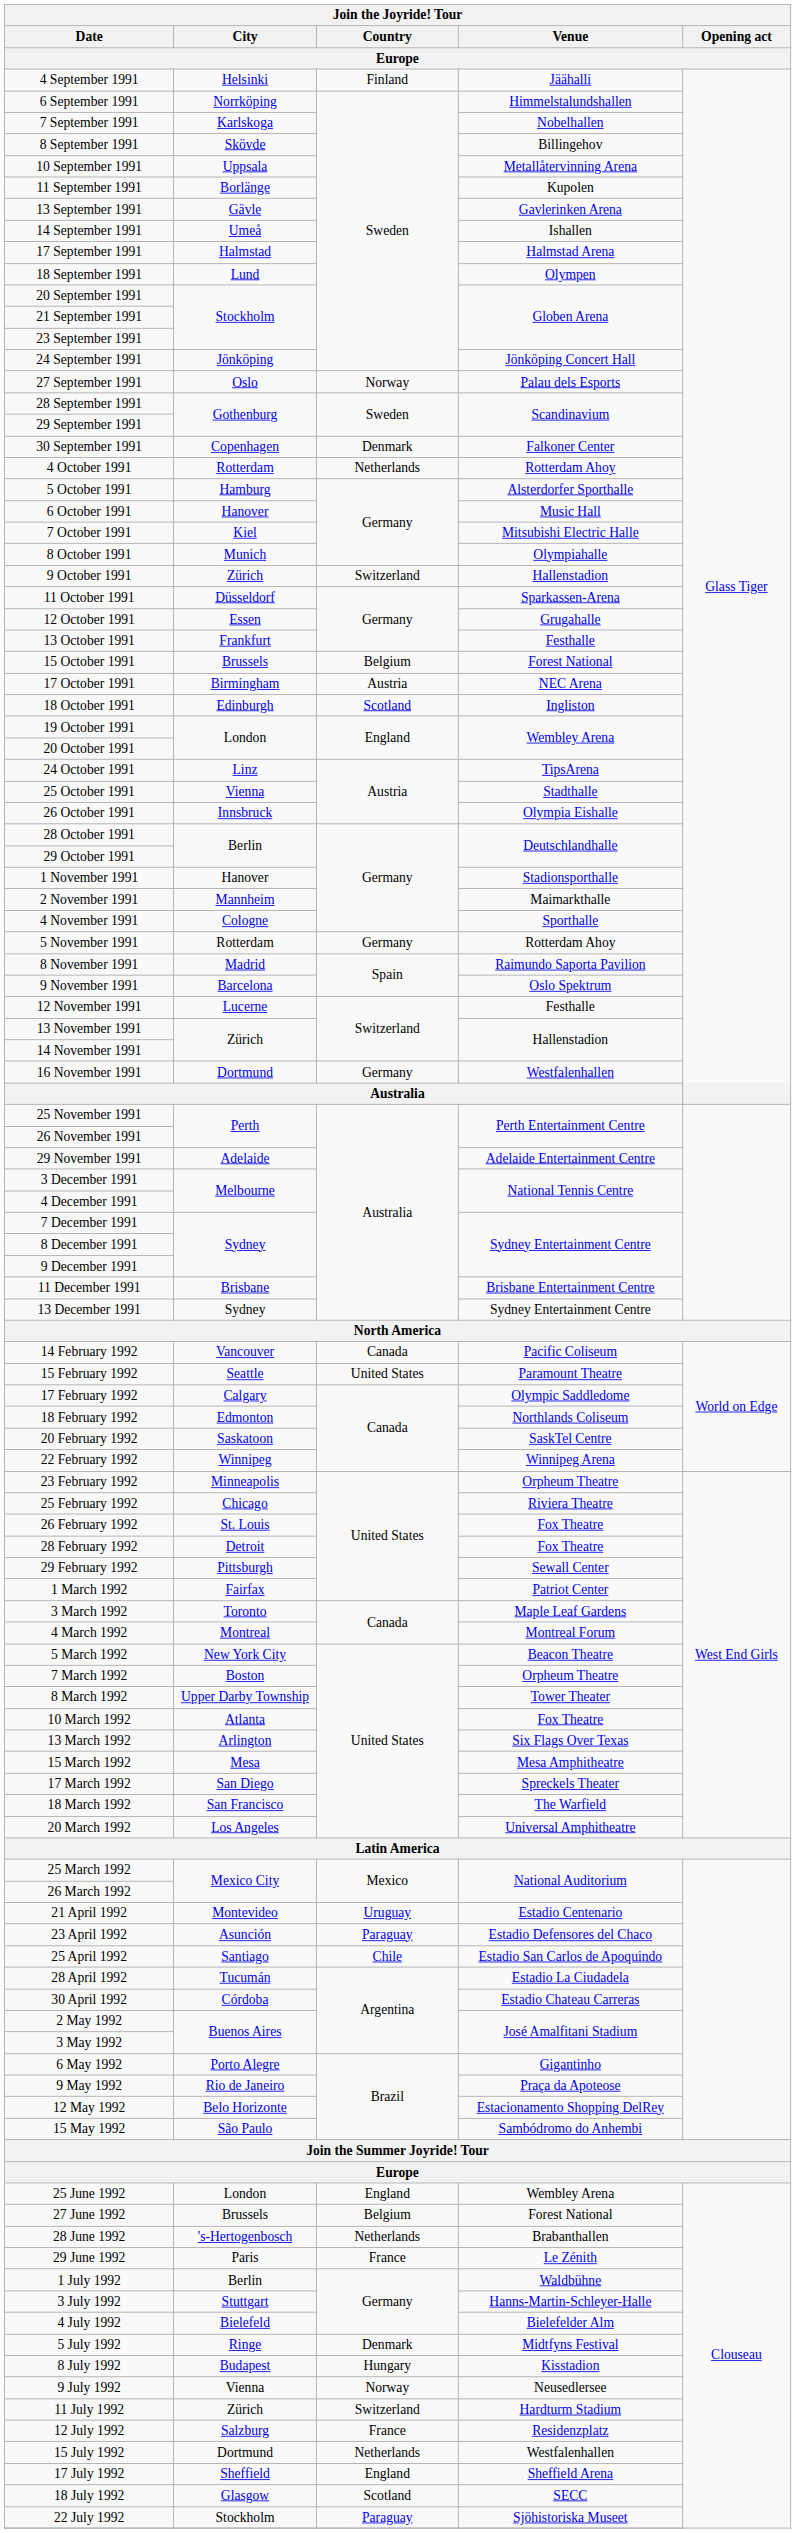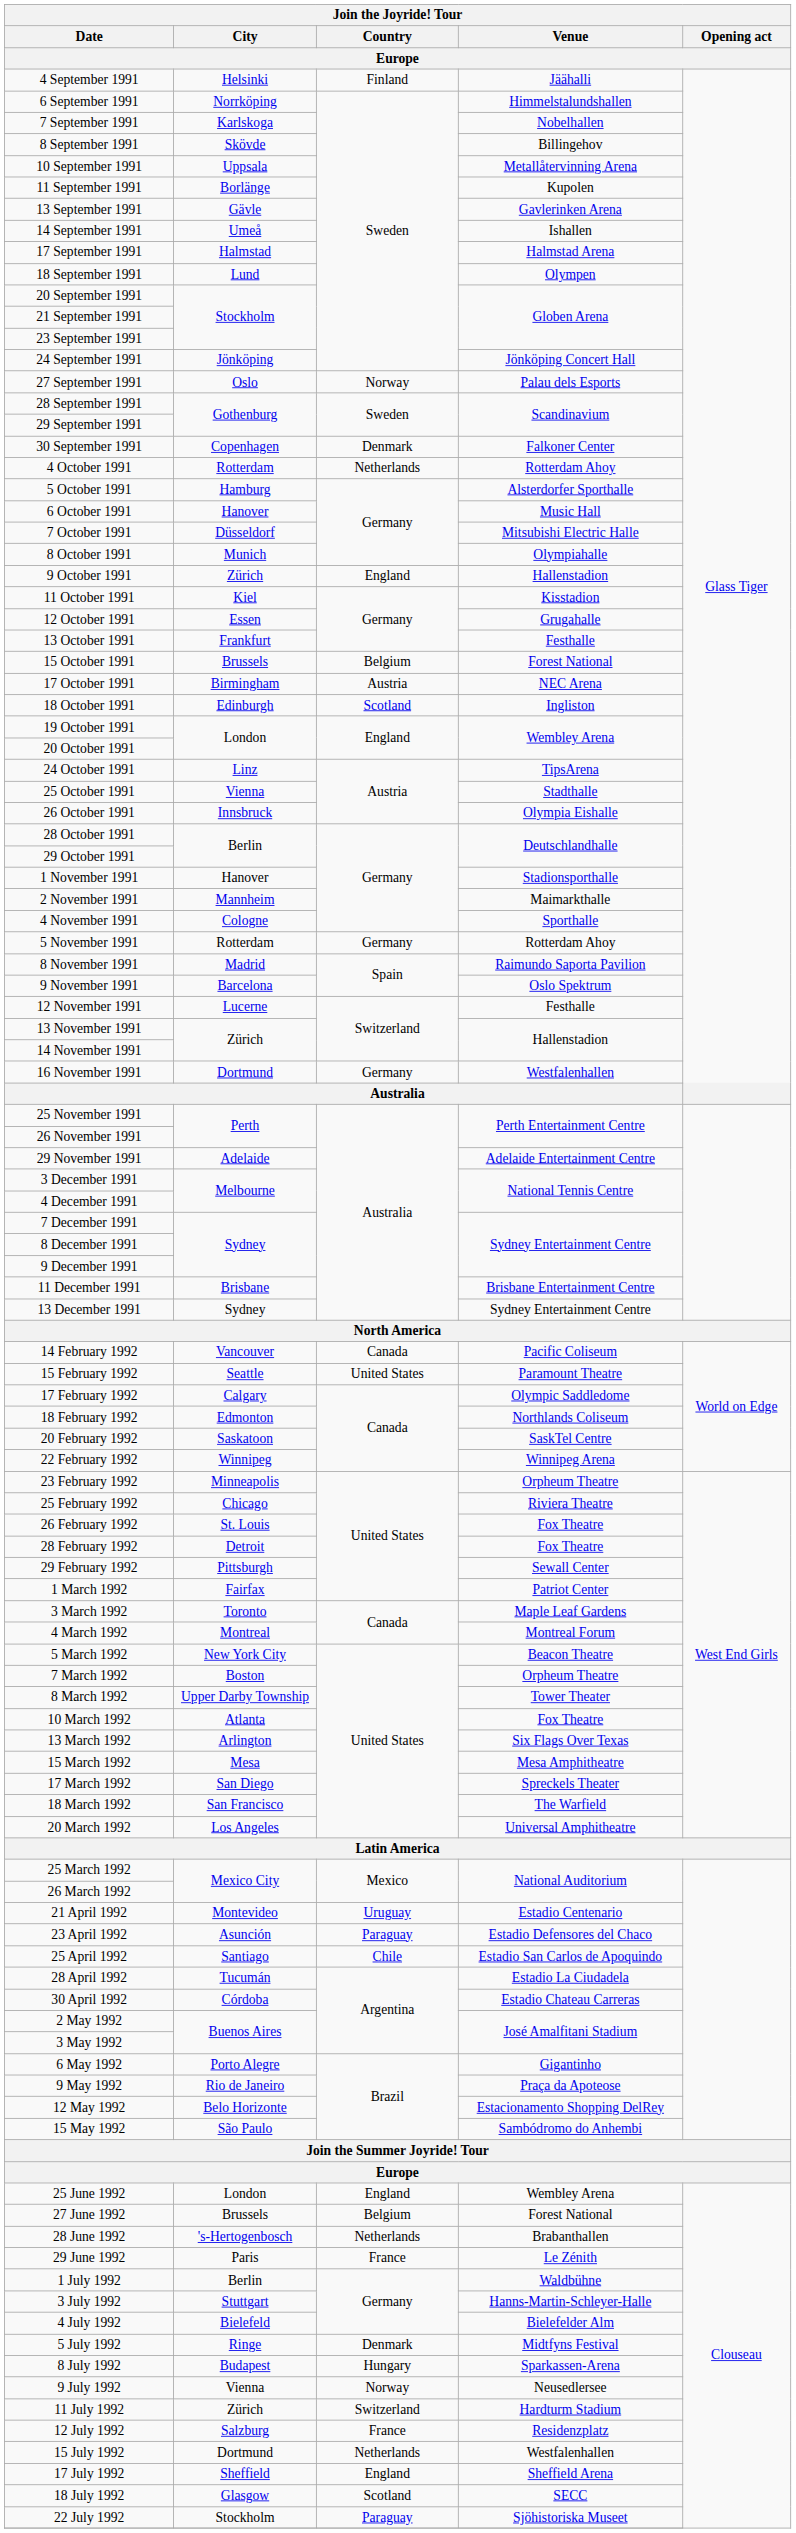(245, 532) Kiel -> (245, 532) Düsseldorf
(387, 576) Switzerland -> (387, 576) England
(245, 597) Düsseldorf -> (245, 597) Kiel
(570, 597) Sparkassen-Arena -> (570, 597) Kisstadion
(570, 2366) Kisstadion -> (570, 2366) Sparkassen-Arena
